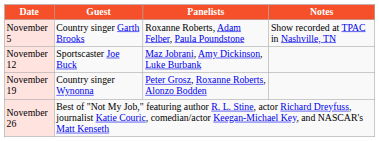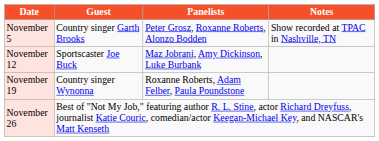(195, 33) Roxanne Roberts, Adam Felber, Paula Poundstone -> (205, 33) Peter Grosz, Roxanne Roberts, Alonzo Bodden
(205, 86) Peter Grosz, Roxanne Roberts, Alonzo Bodden -> (195, 86) Roxanne Roberts, Adam Felber, Paula Poundstone
